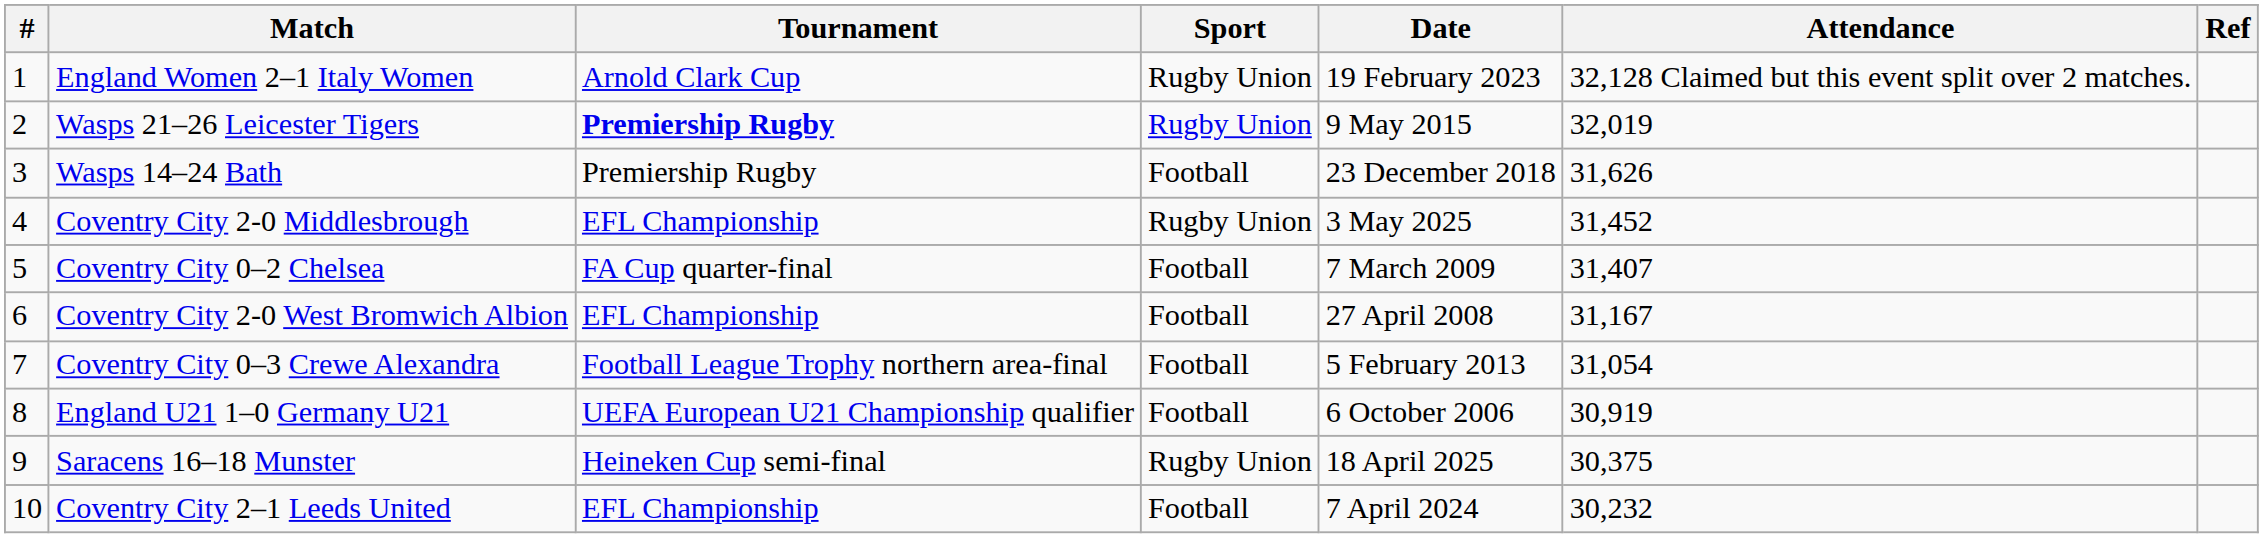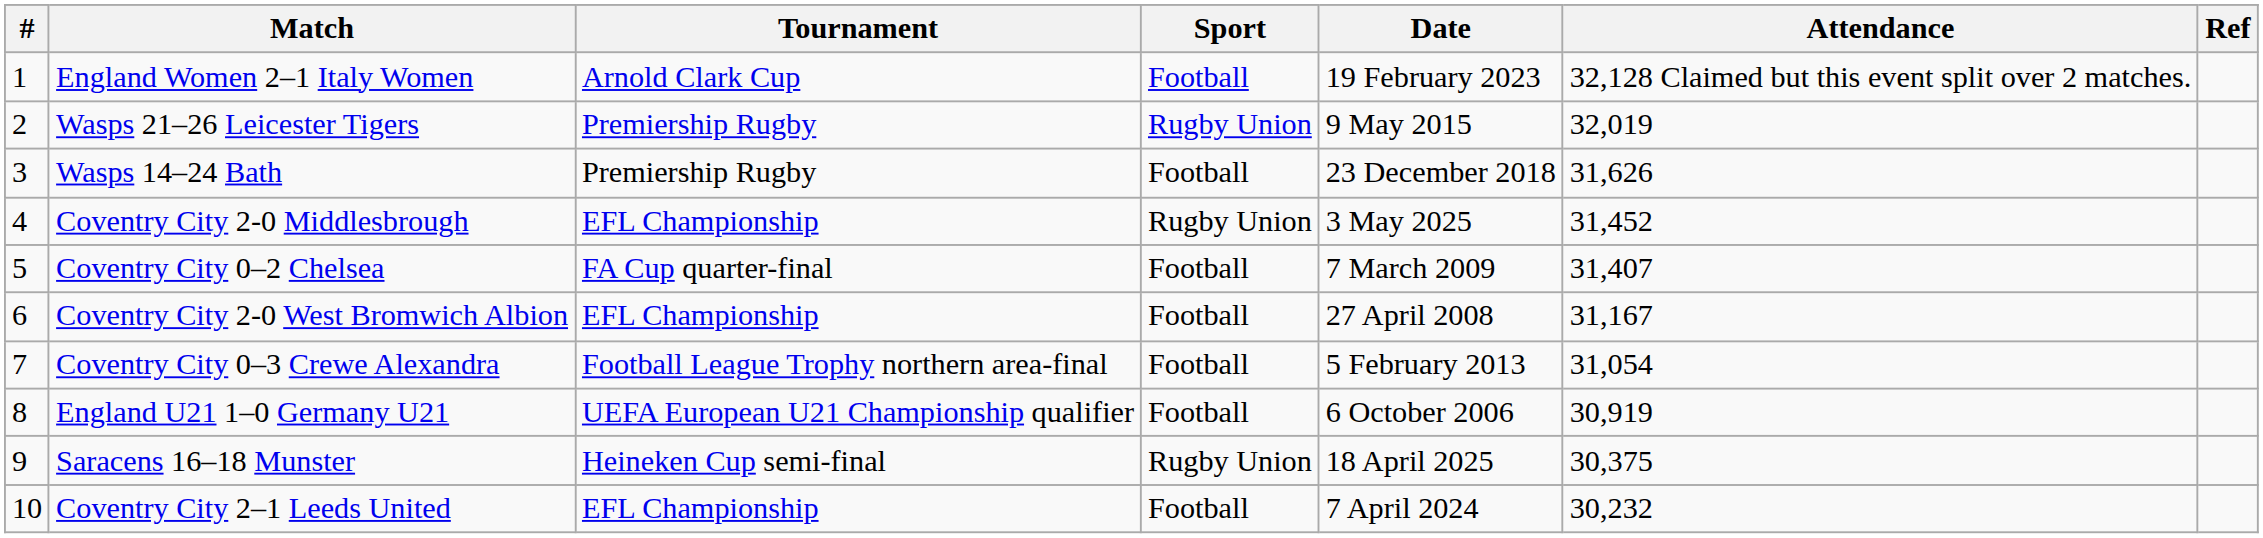(1230, 76) Rugby Union -> (1198, 76) Football
(708, 124) bold -> (699, 124) normal
